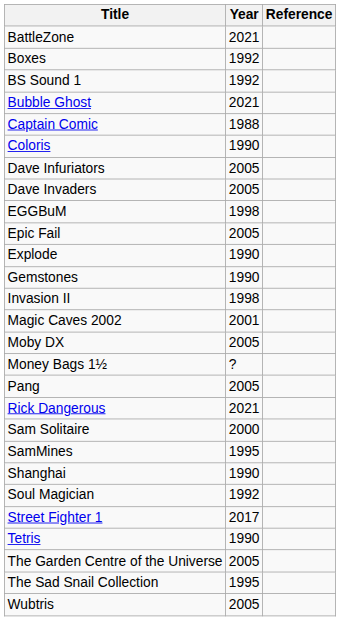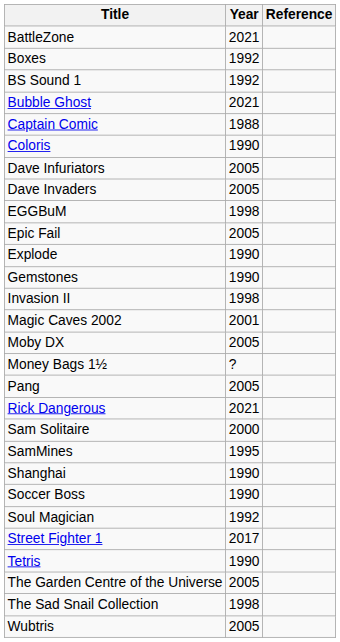+ row: (46, 495)
(244, 582) 1995 -> (244, 604) 1998
